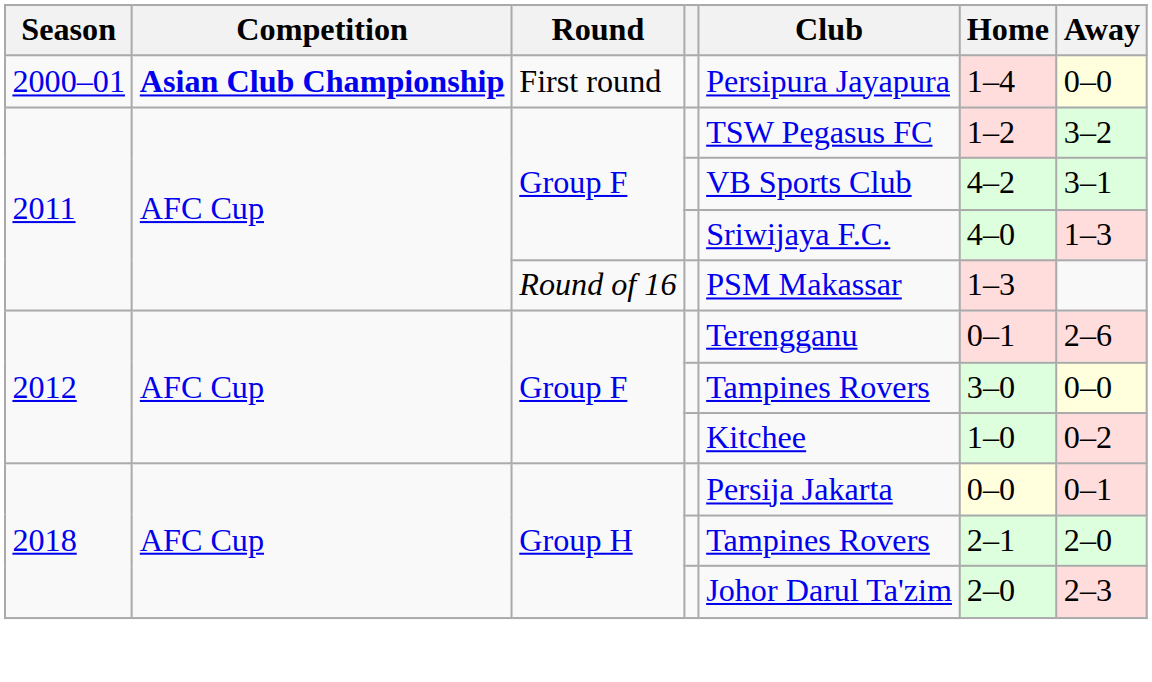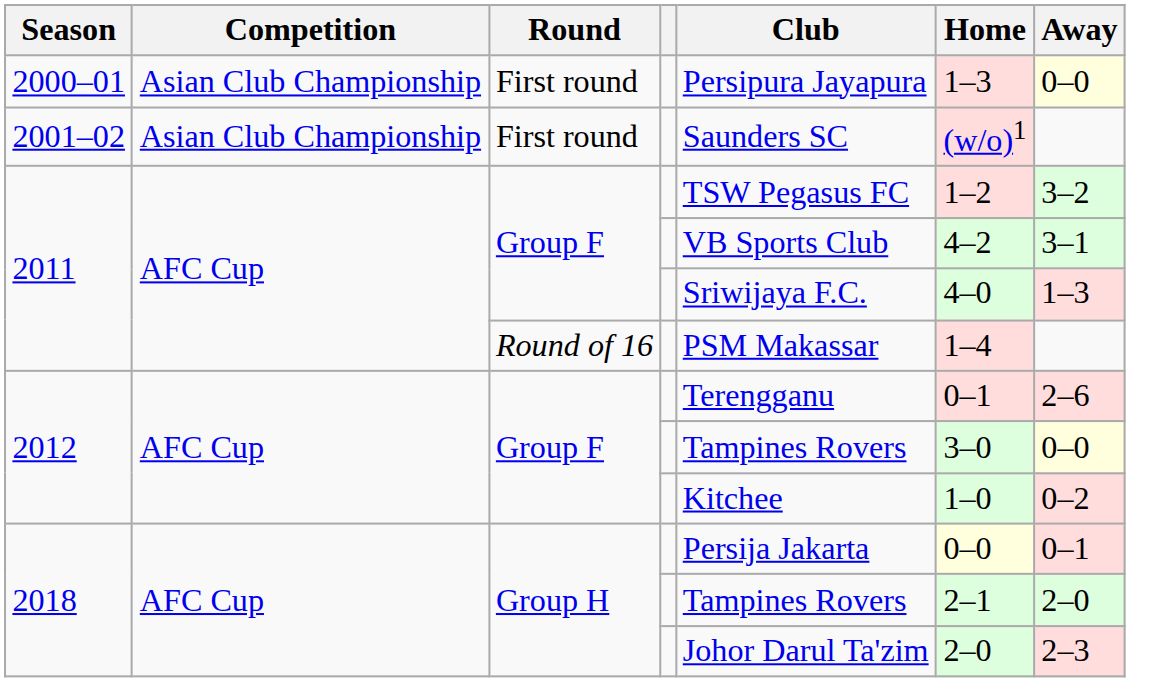(322, 81) bold -> (310, 81) normal
(991, 81) 1–4 -> (968, 81) 1–3
+ row: (69, 136)
(991, 285) 1–3 -> (968, 344) 1–4
